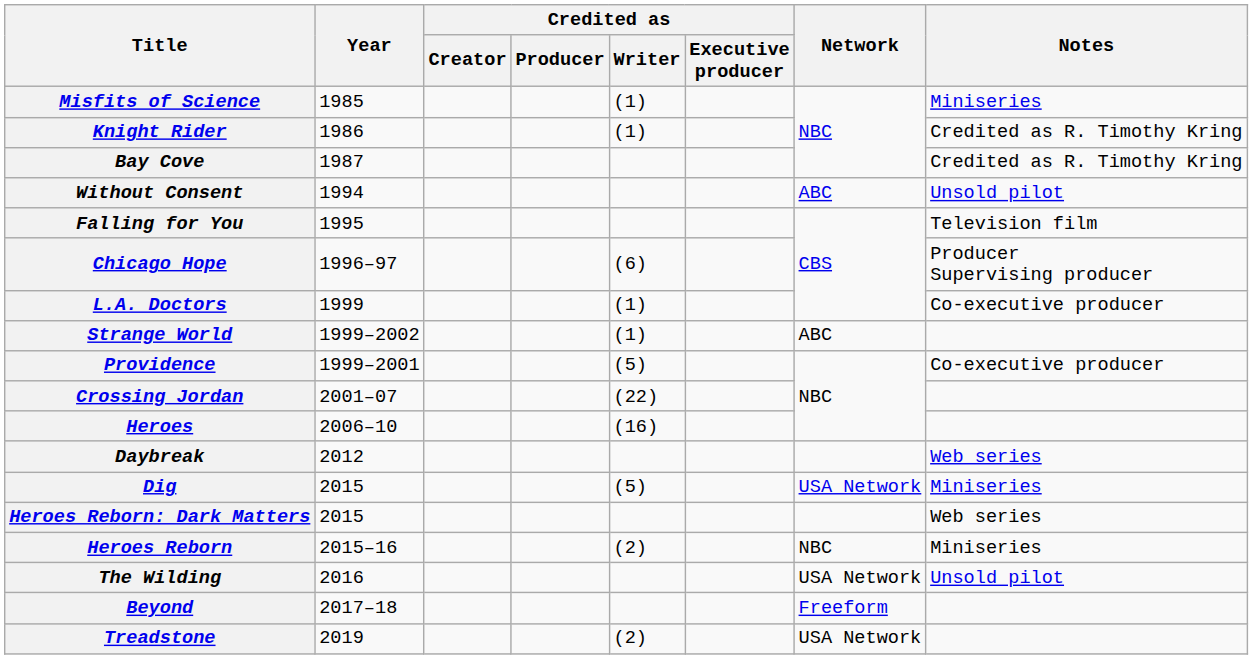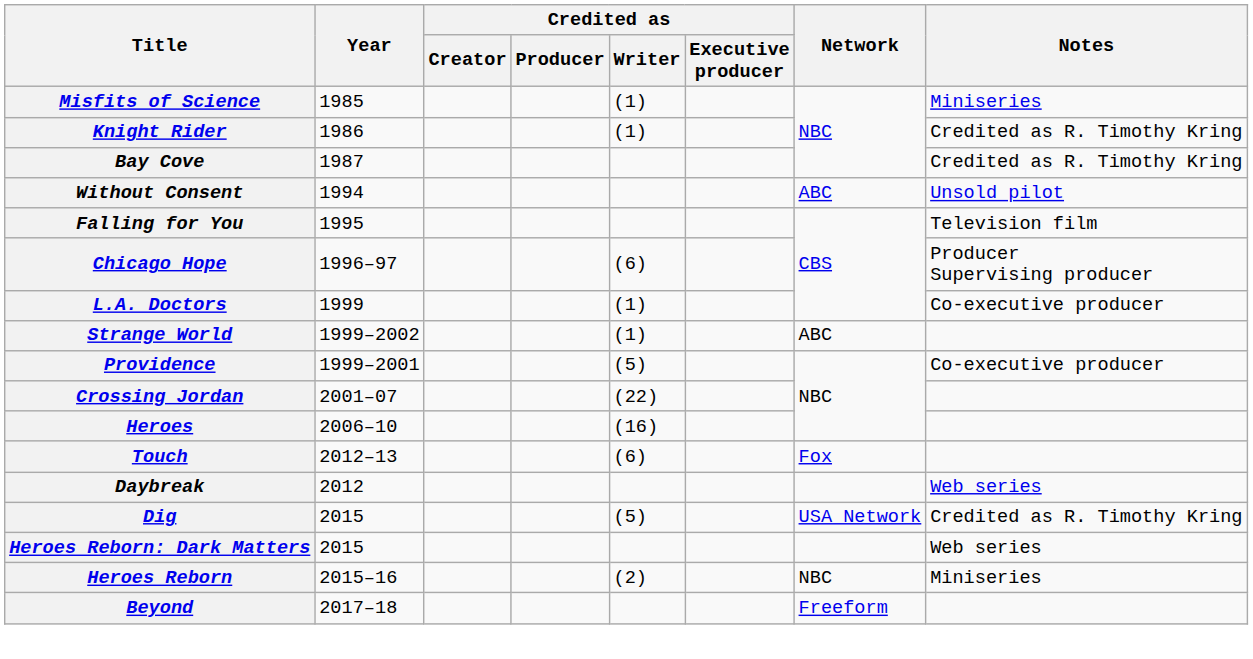+ row: (160, 457)
(986, 487) Miniseries -> (1086, 517) Credited as R. Timothy Kring
- row: (160, 578)
- row: (160, 638)
